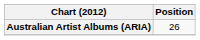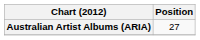(174, 27) 26 -> (174, 27) 27
